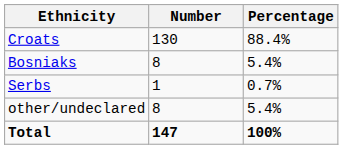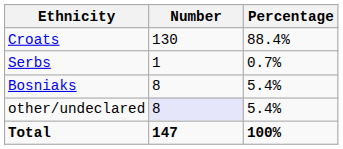rows swapped: (42, 63) <-> (29, 86)
(156, 109) no background -> (156, 109) lavender background
